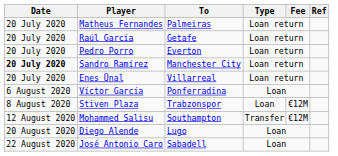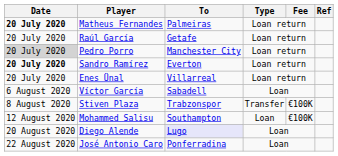(36, 24) normal -> (36, 24) bold
(36, 51) no background -> (36, 51) lightgrey background
(184, 51) Everton -> (204, 51) Manchester City
(204, 64) Manchester City -> (184, 64) Everton
(197, 91) Ponferradina -> (187, 91) Sabadell
(265, 104) Loan -> (265, 104) Transfer
(298, 104) €12M -> (300, 104) €100K
(265, 118) Transfer -> (265, 118) Loan
(298, 118) €12M -> (300, 118) €100K
(177, 131) no background -> (177, 131) lavender background
(187, 144) Sabadell -> (197, 144) Ponferradina
